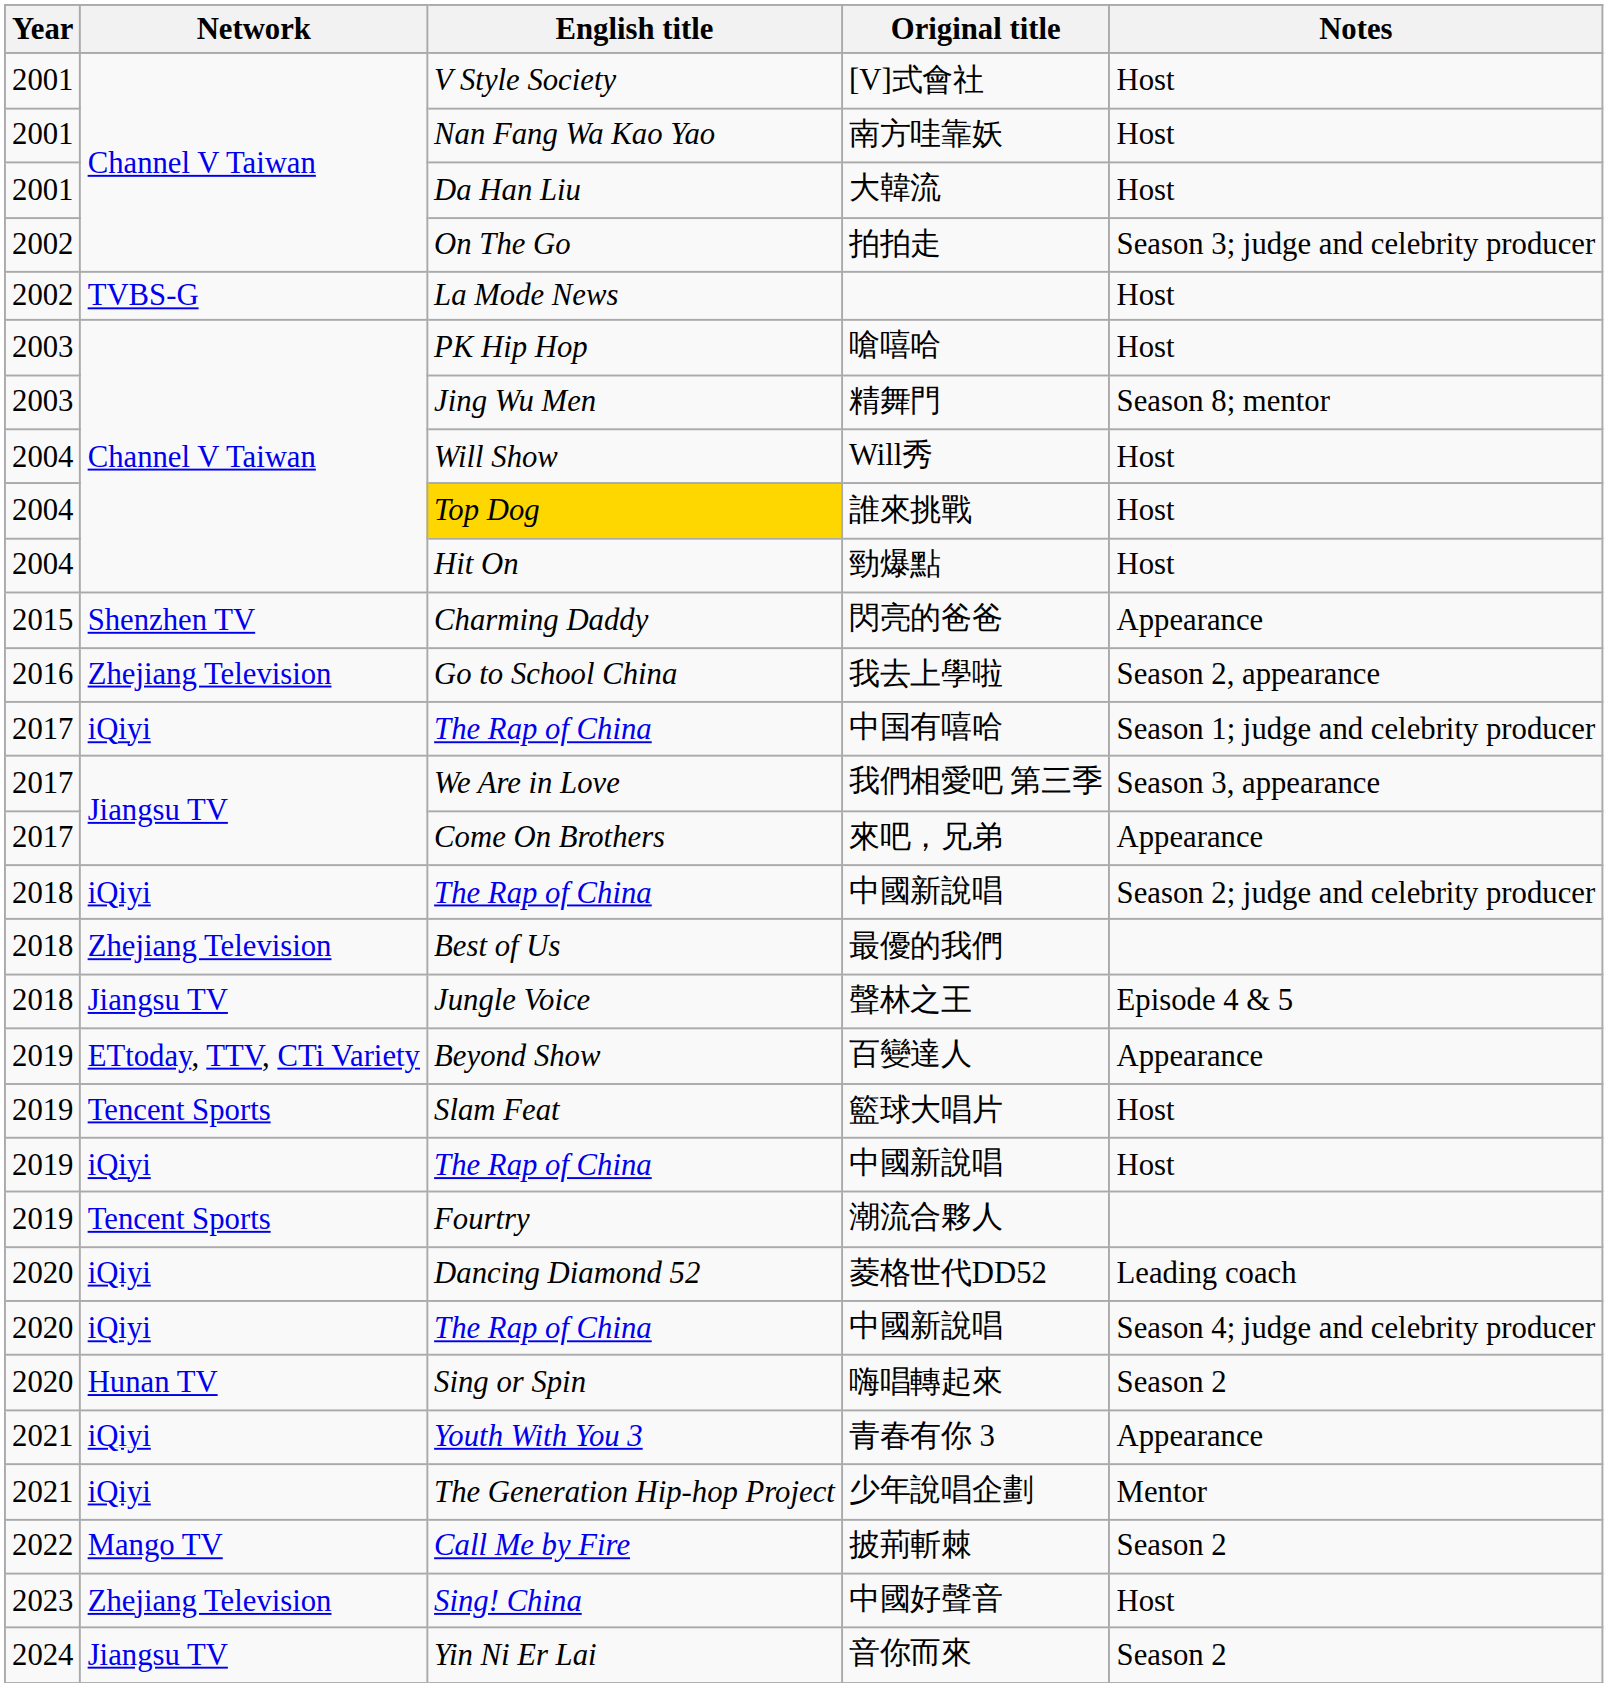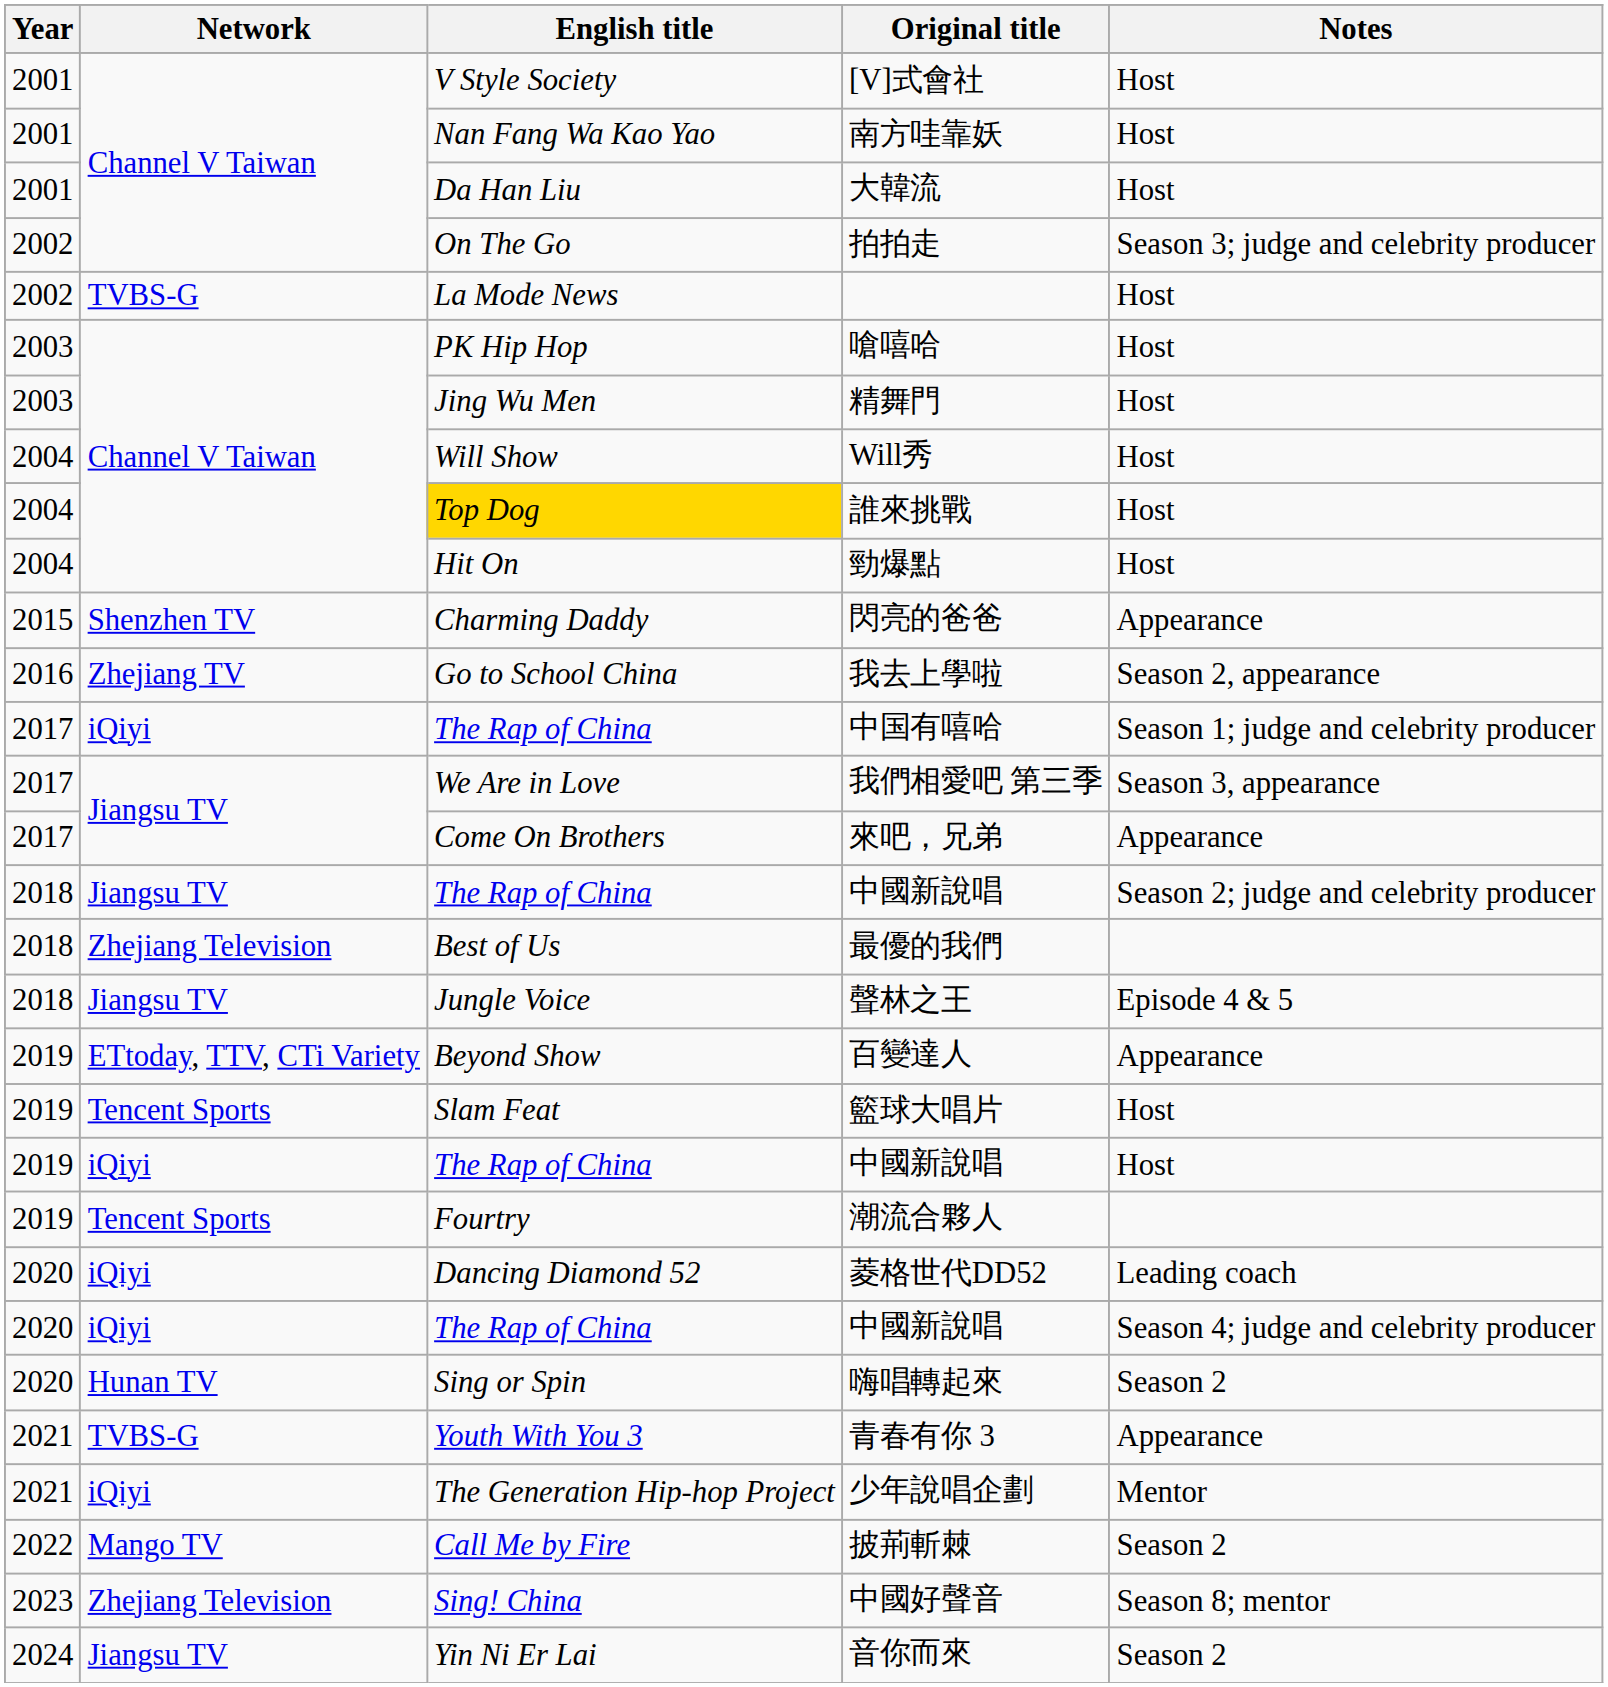(1223, 401) Season 8; mentor -> (1146, 401) Host
(210, 673) Zhejiang Television -> (166, 673) Zhejiang TV
(119, 891) iQiyi -> (158, 891) Jiangsu TV
(119, 1436) iQiyi -> (143, 1436) TVBS-G
(1146, 1600) Host -> (1223, 1600) Season 8; mentor
